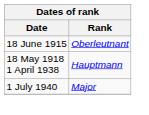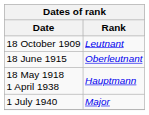+ row: (44, 43)
